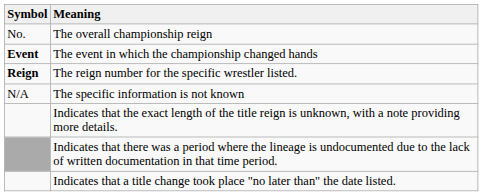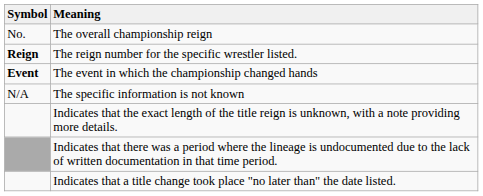rows swapped: (175, 73) <-> (185, 53)
